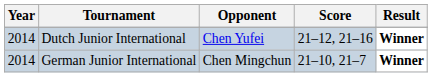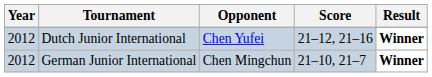(21, 38) 2014 -> (21, 38) 2012
(21, 61) 2014 -> (21, 61) 2012
